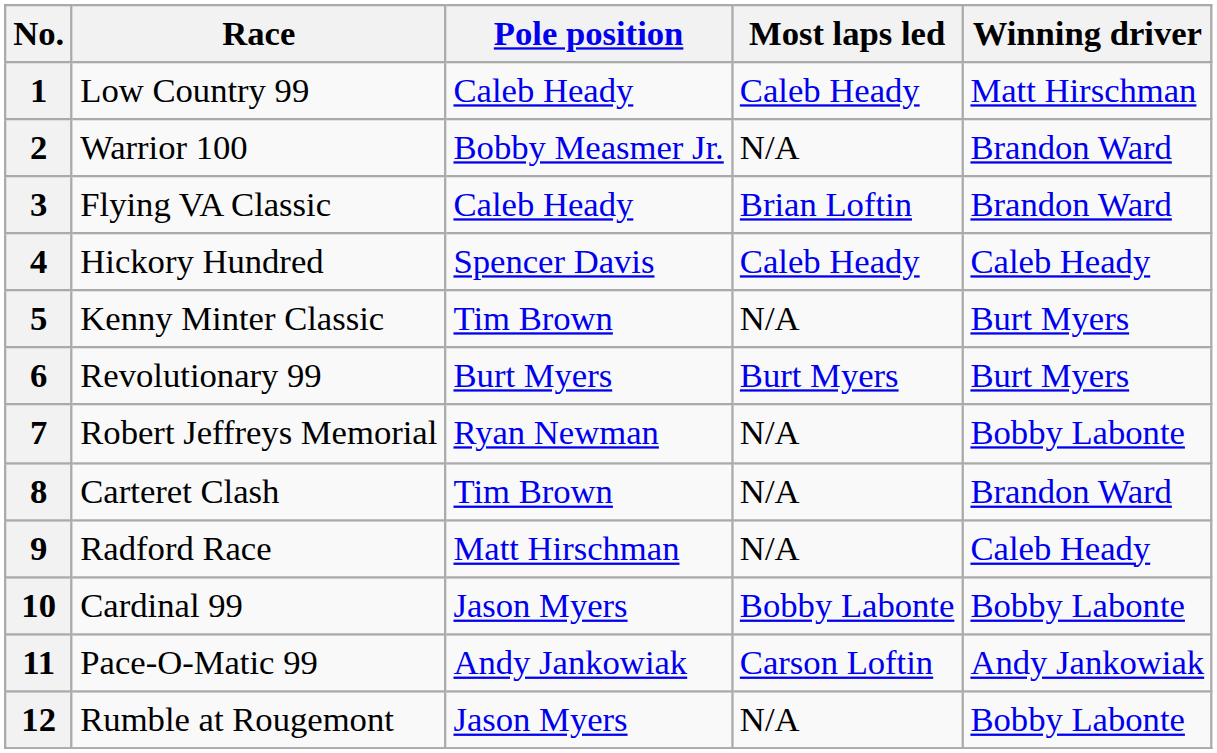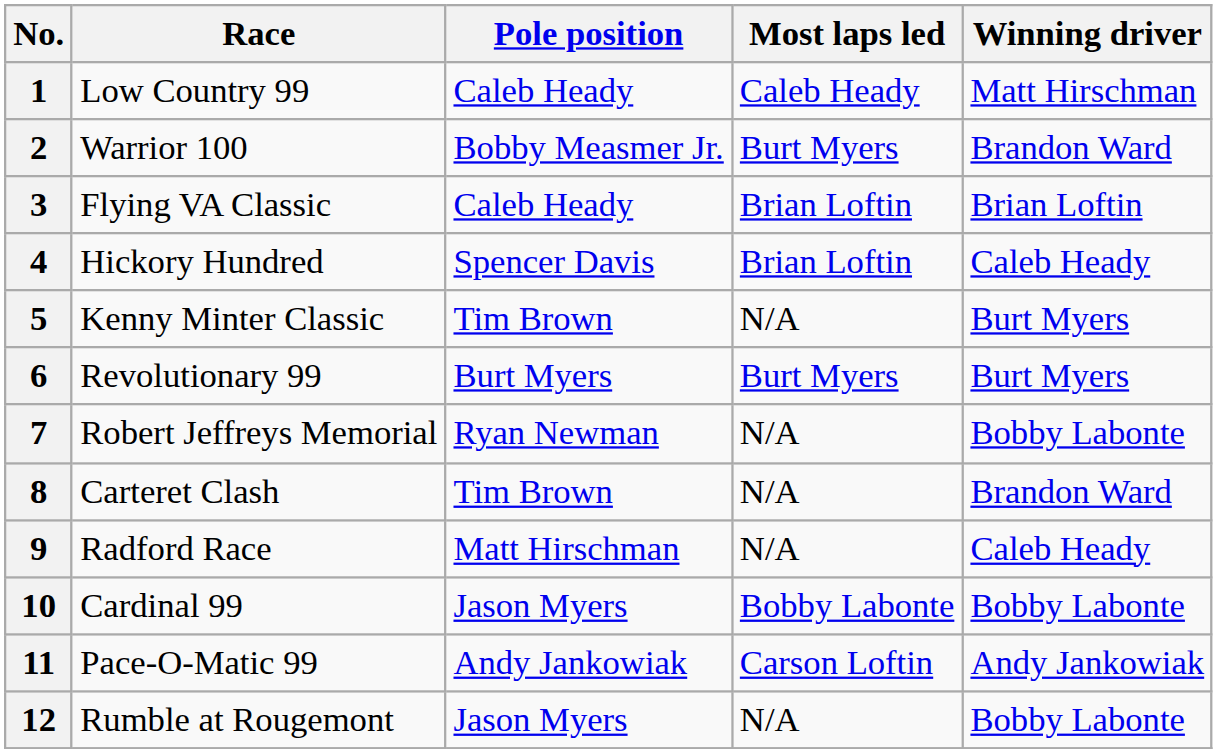(770, 147) N/A -> (819, 147) Burt Myers
(1071, 204) Brandon Ward -> (1057, 204) Brian Loftin
(830, 261) Caleb Heady -> (826, 261) Brian Loftin
